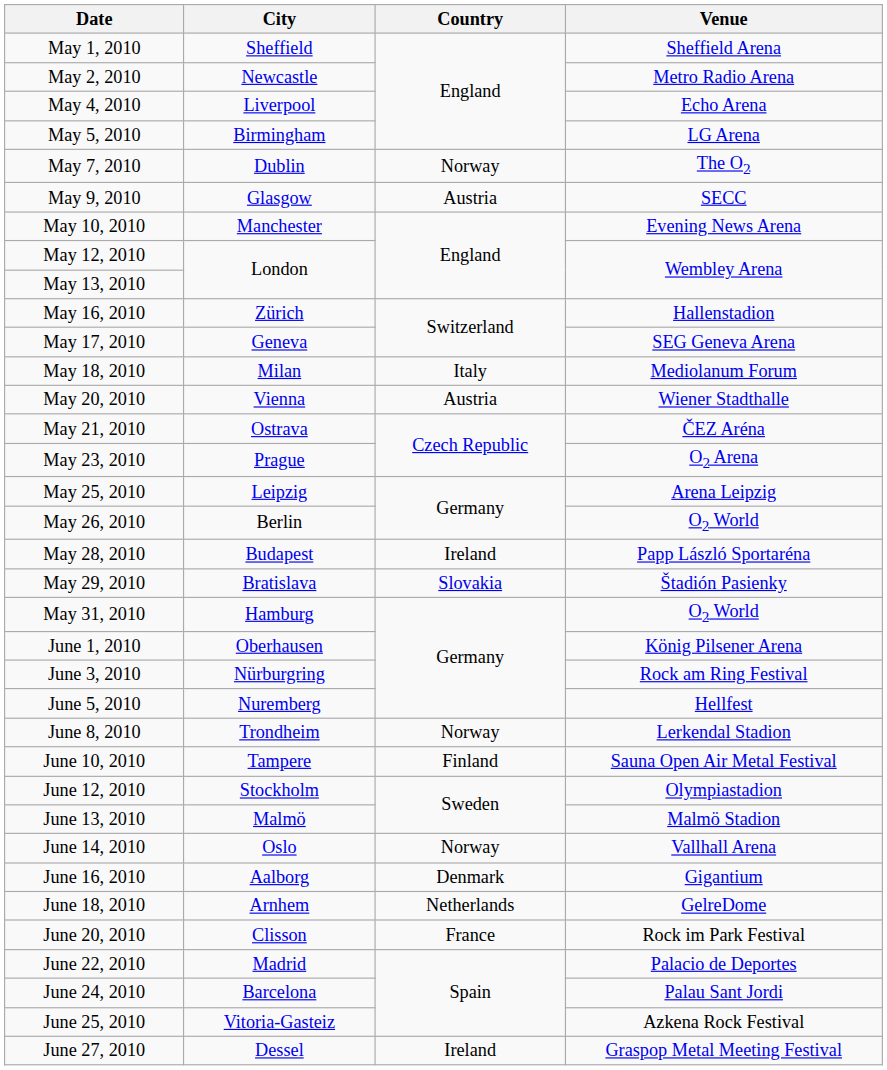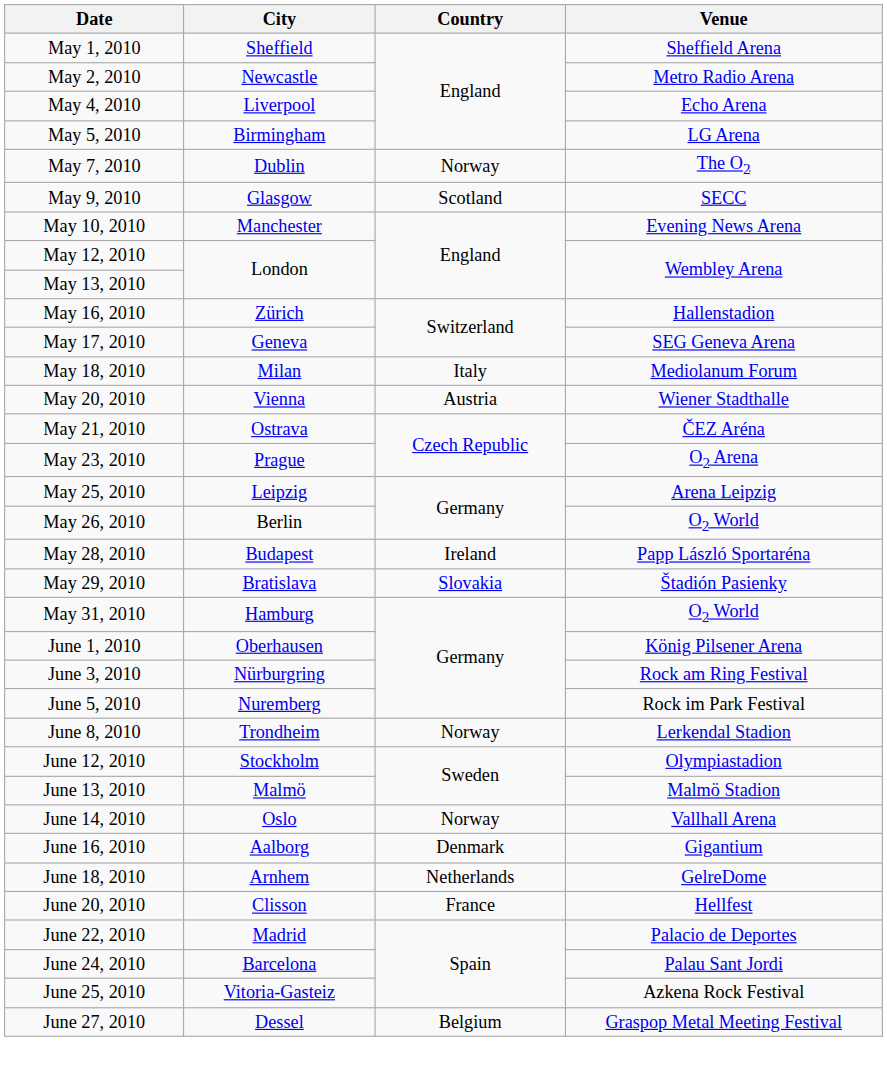(470, 197) Austria -> (470, 197) Scotland
(724, 703) Hellfest -> (724, 703) Rock im Park Festival
- row: (94, 761)
(724, 934) Rock im Park Festival -> (724, 905) Hellfest
(470, 1050) Ireland -> (470, 1021) Belgium
